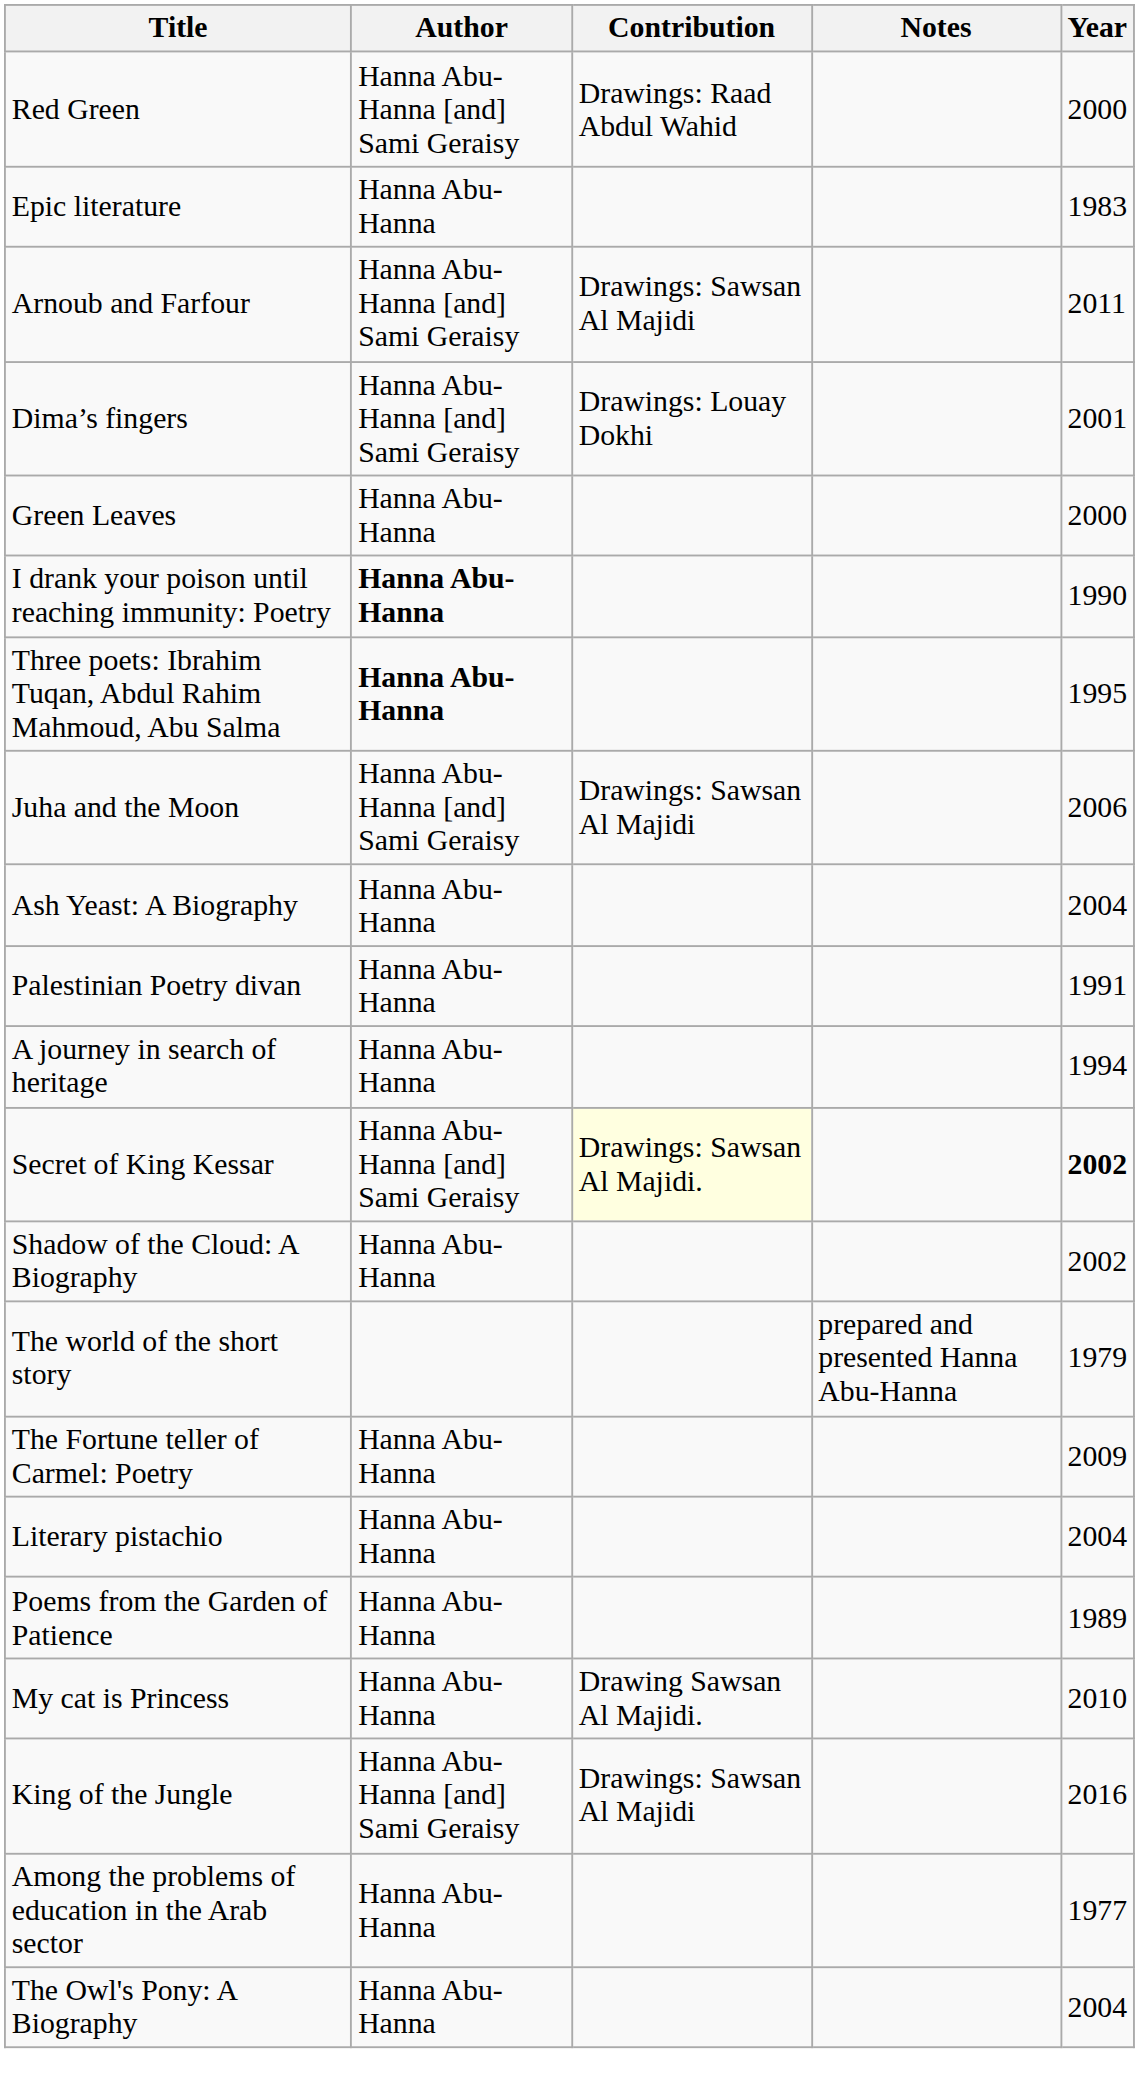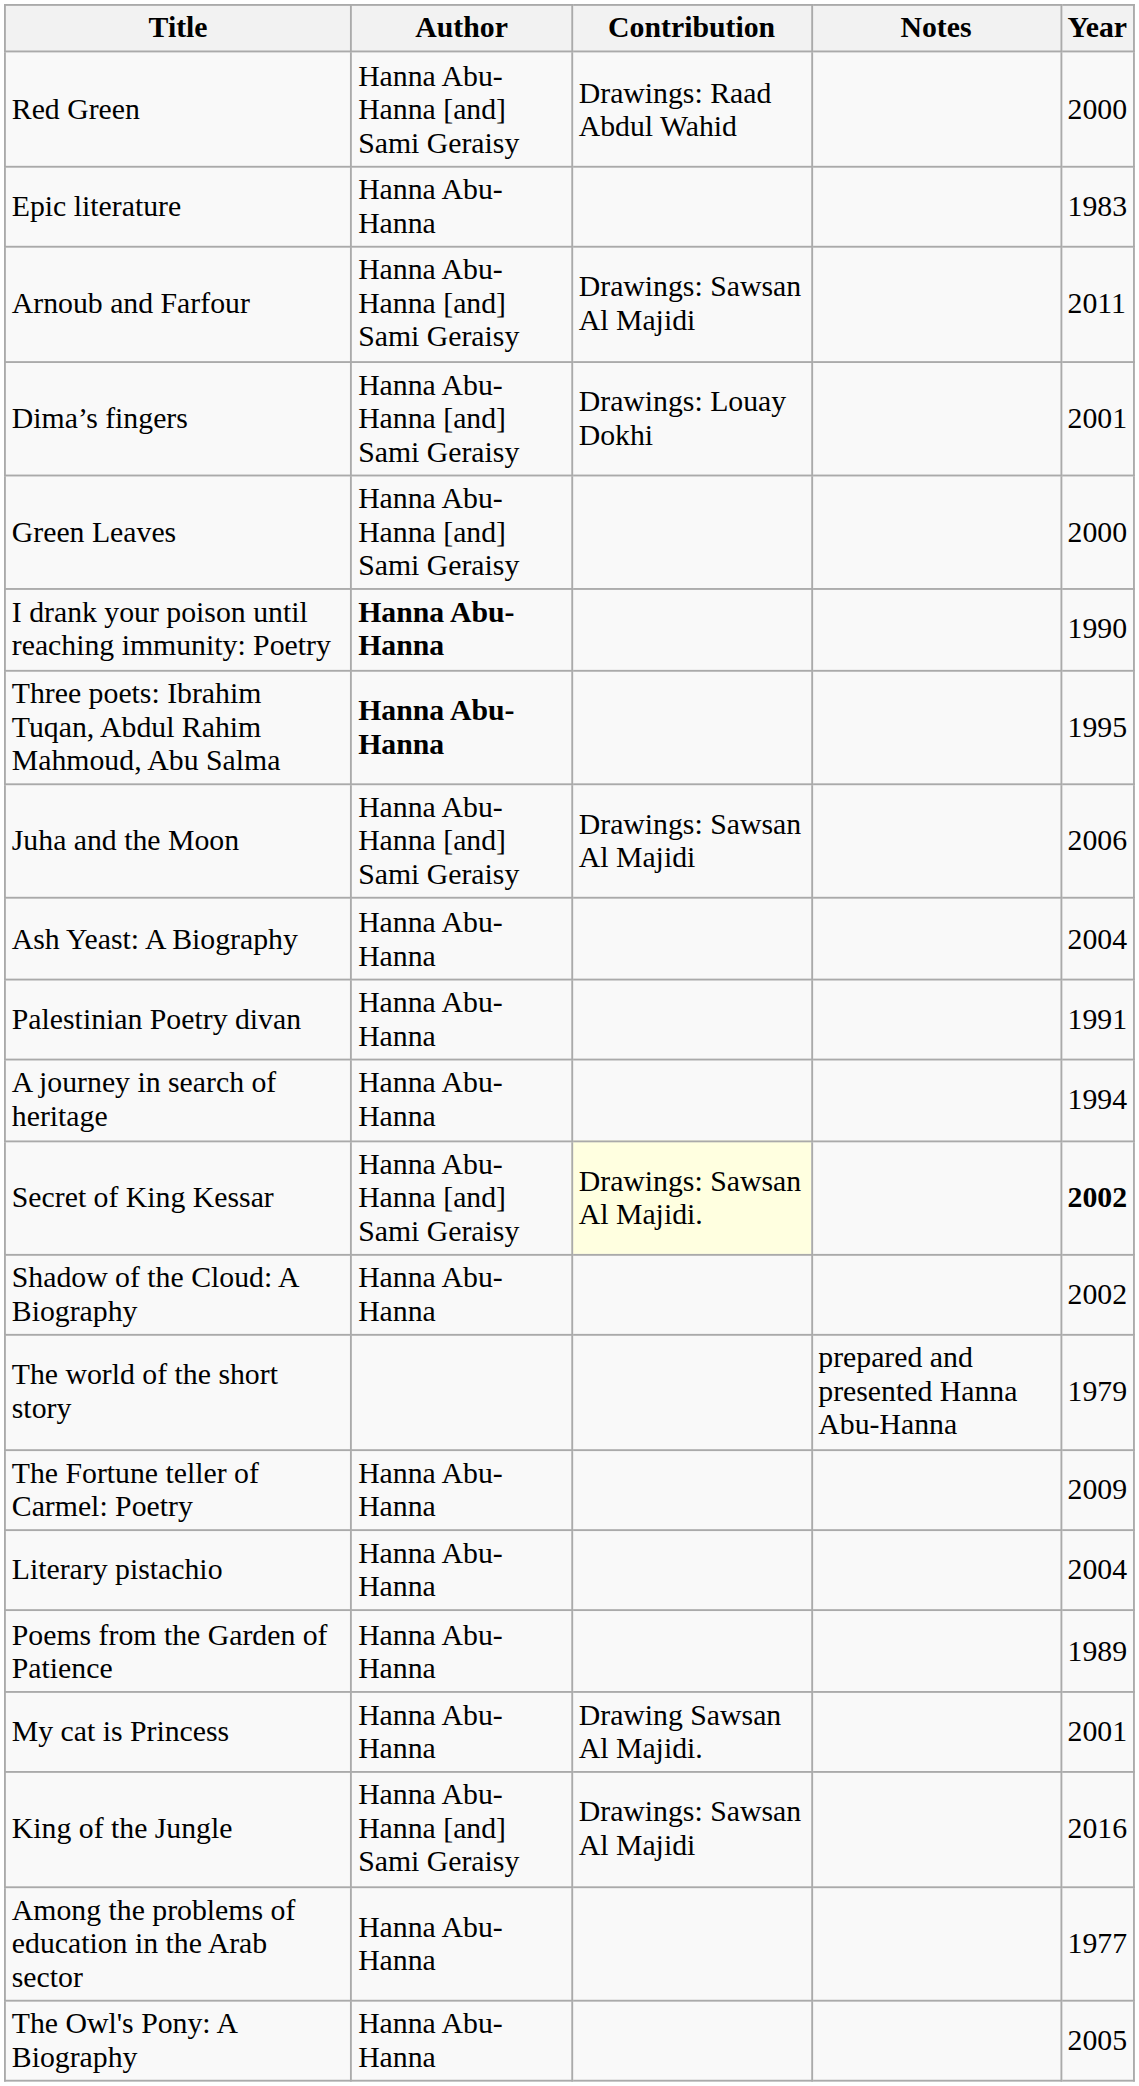(430, 515) Hanna Abu-Hanna -> (439, 531) Hanna Abu-Hanna [and] Sami Geraisy
(1097, 1697) 2010 -> (1097, 1731) 2001
(1097, 2006) 2004 -> (1097, 2040) 2005
